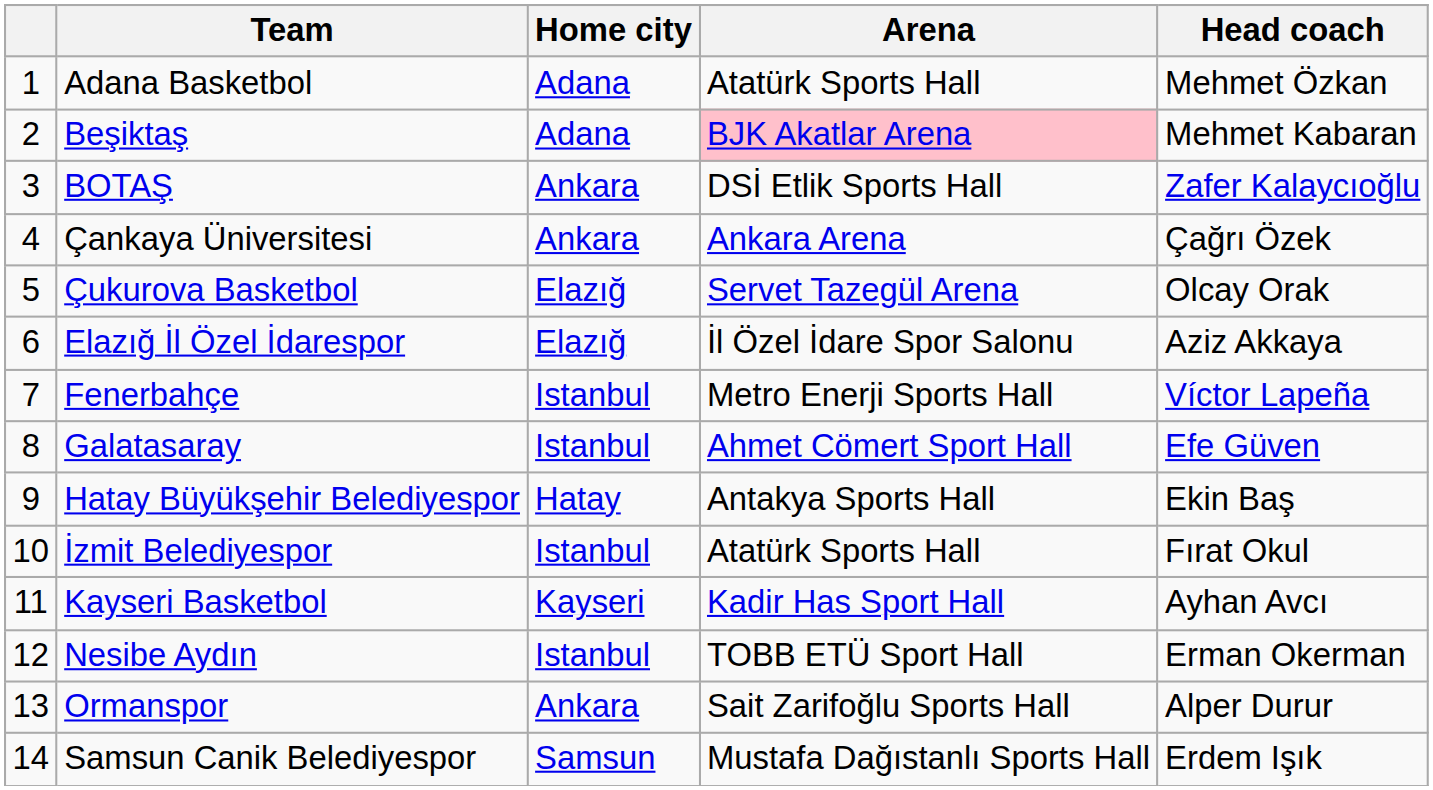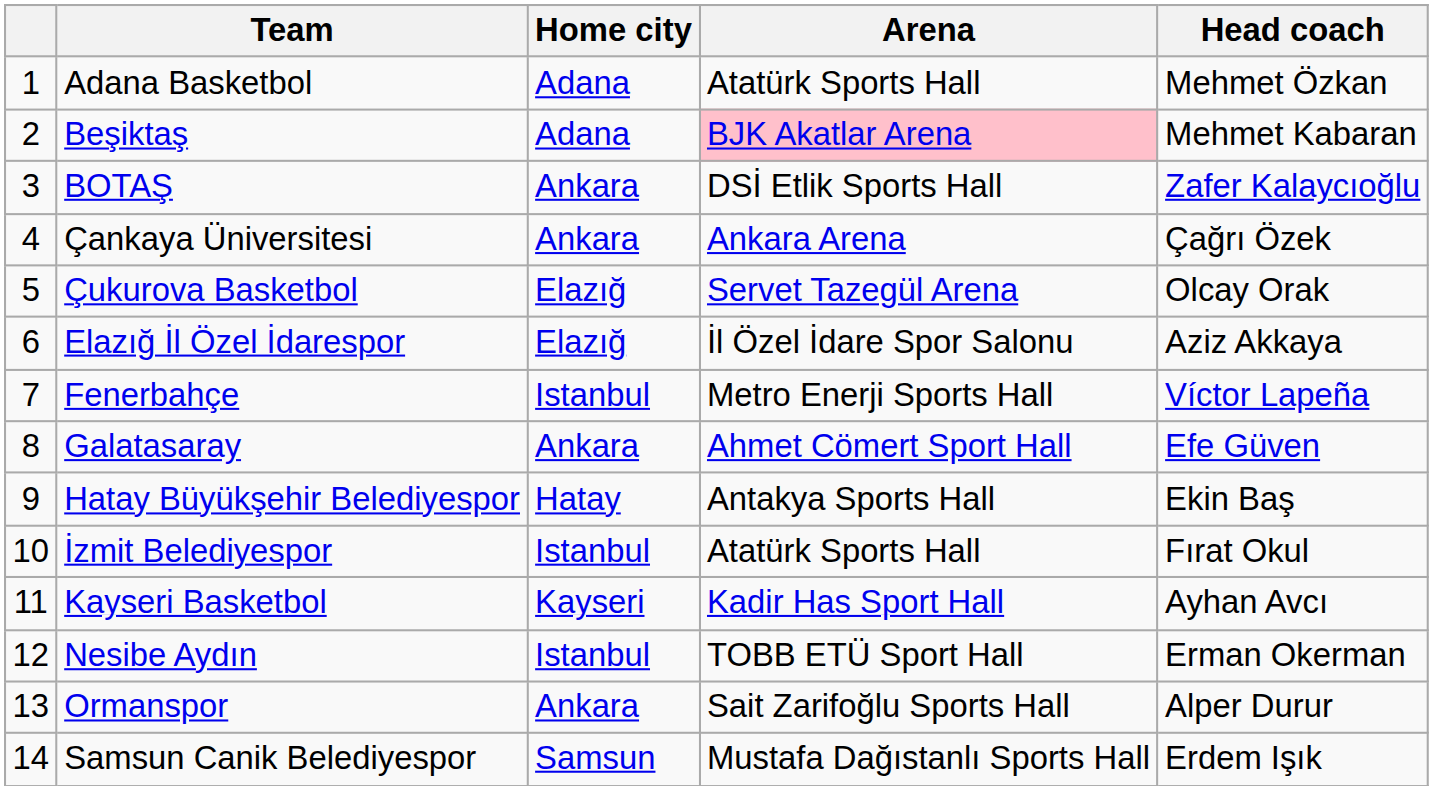(593, 446) Istanbul -> (587, 446) Ankara
